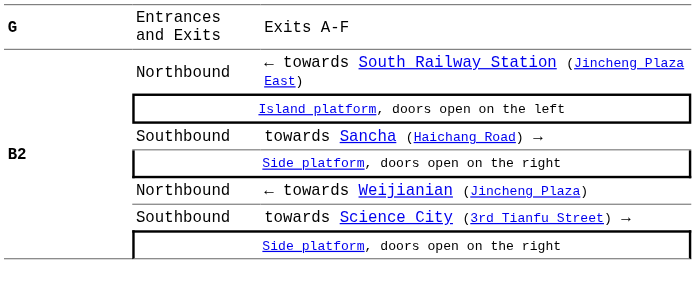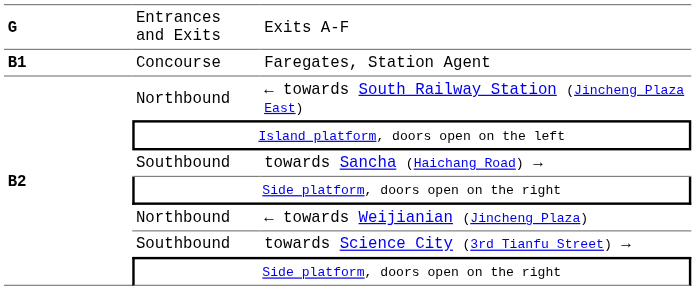+ row: (178, 63)
